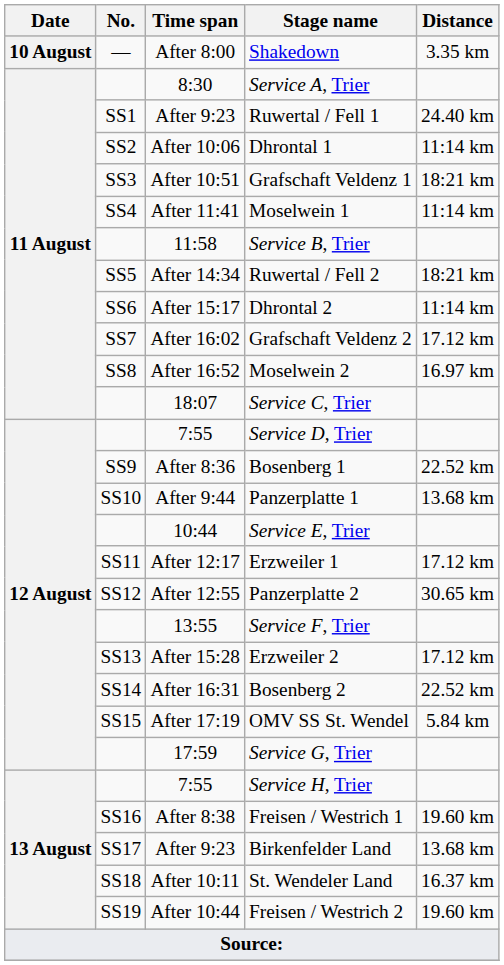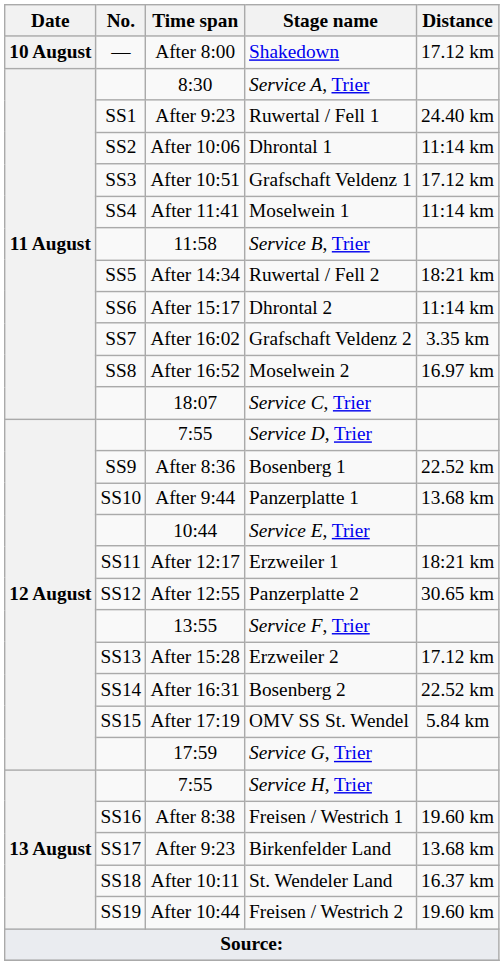(458, 51) 3.35 km -> (458, 51) 17.12 km
(458, 179) 18:21 km -> (458, 179) 17.12 km
(458, 338) 17.12 km -> (458, 338) 3.35 km
(458, 561) 17.12 km -> (458, 561) 18:21 km
